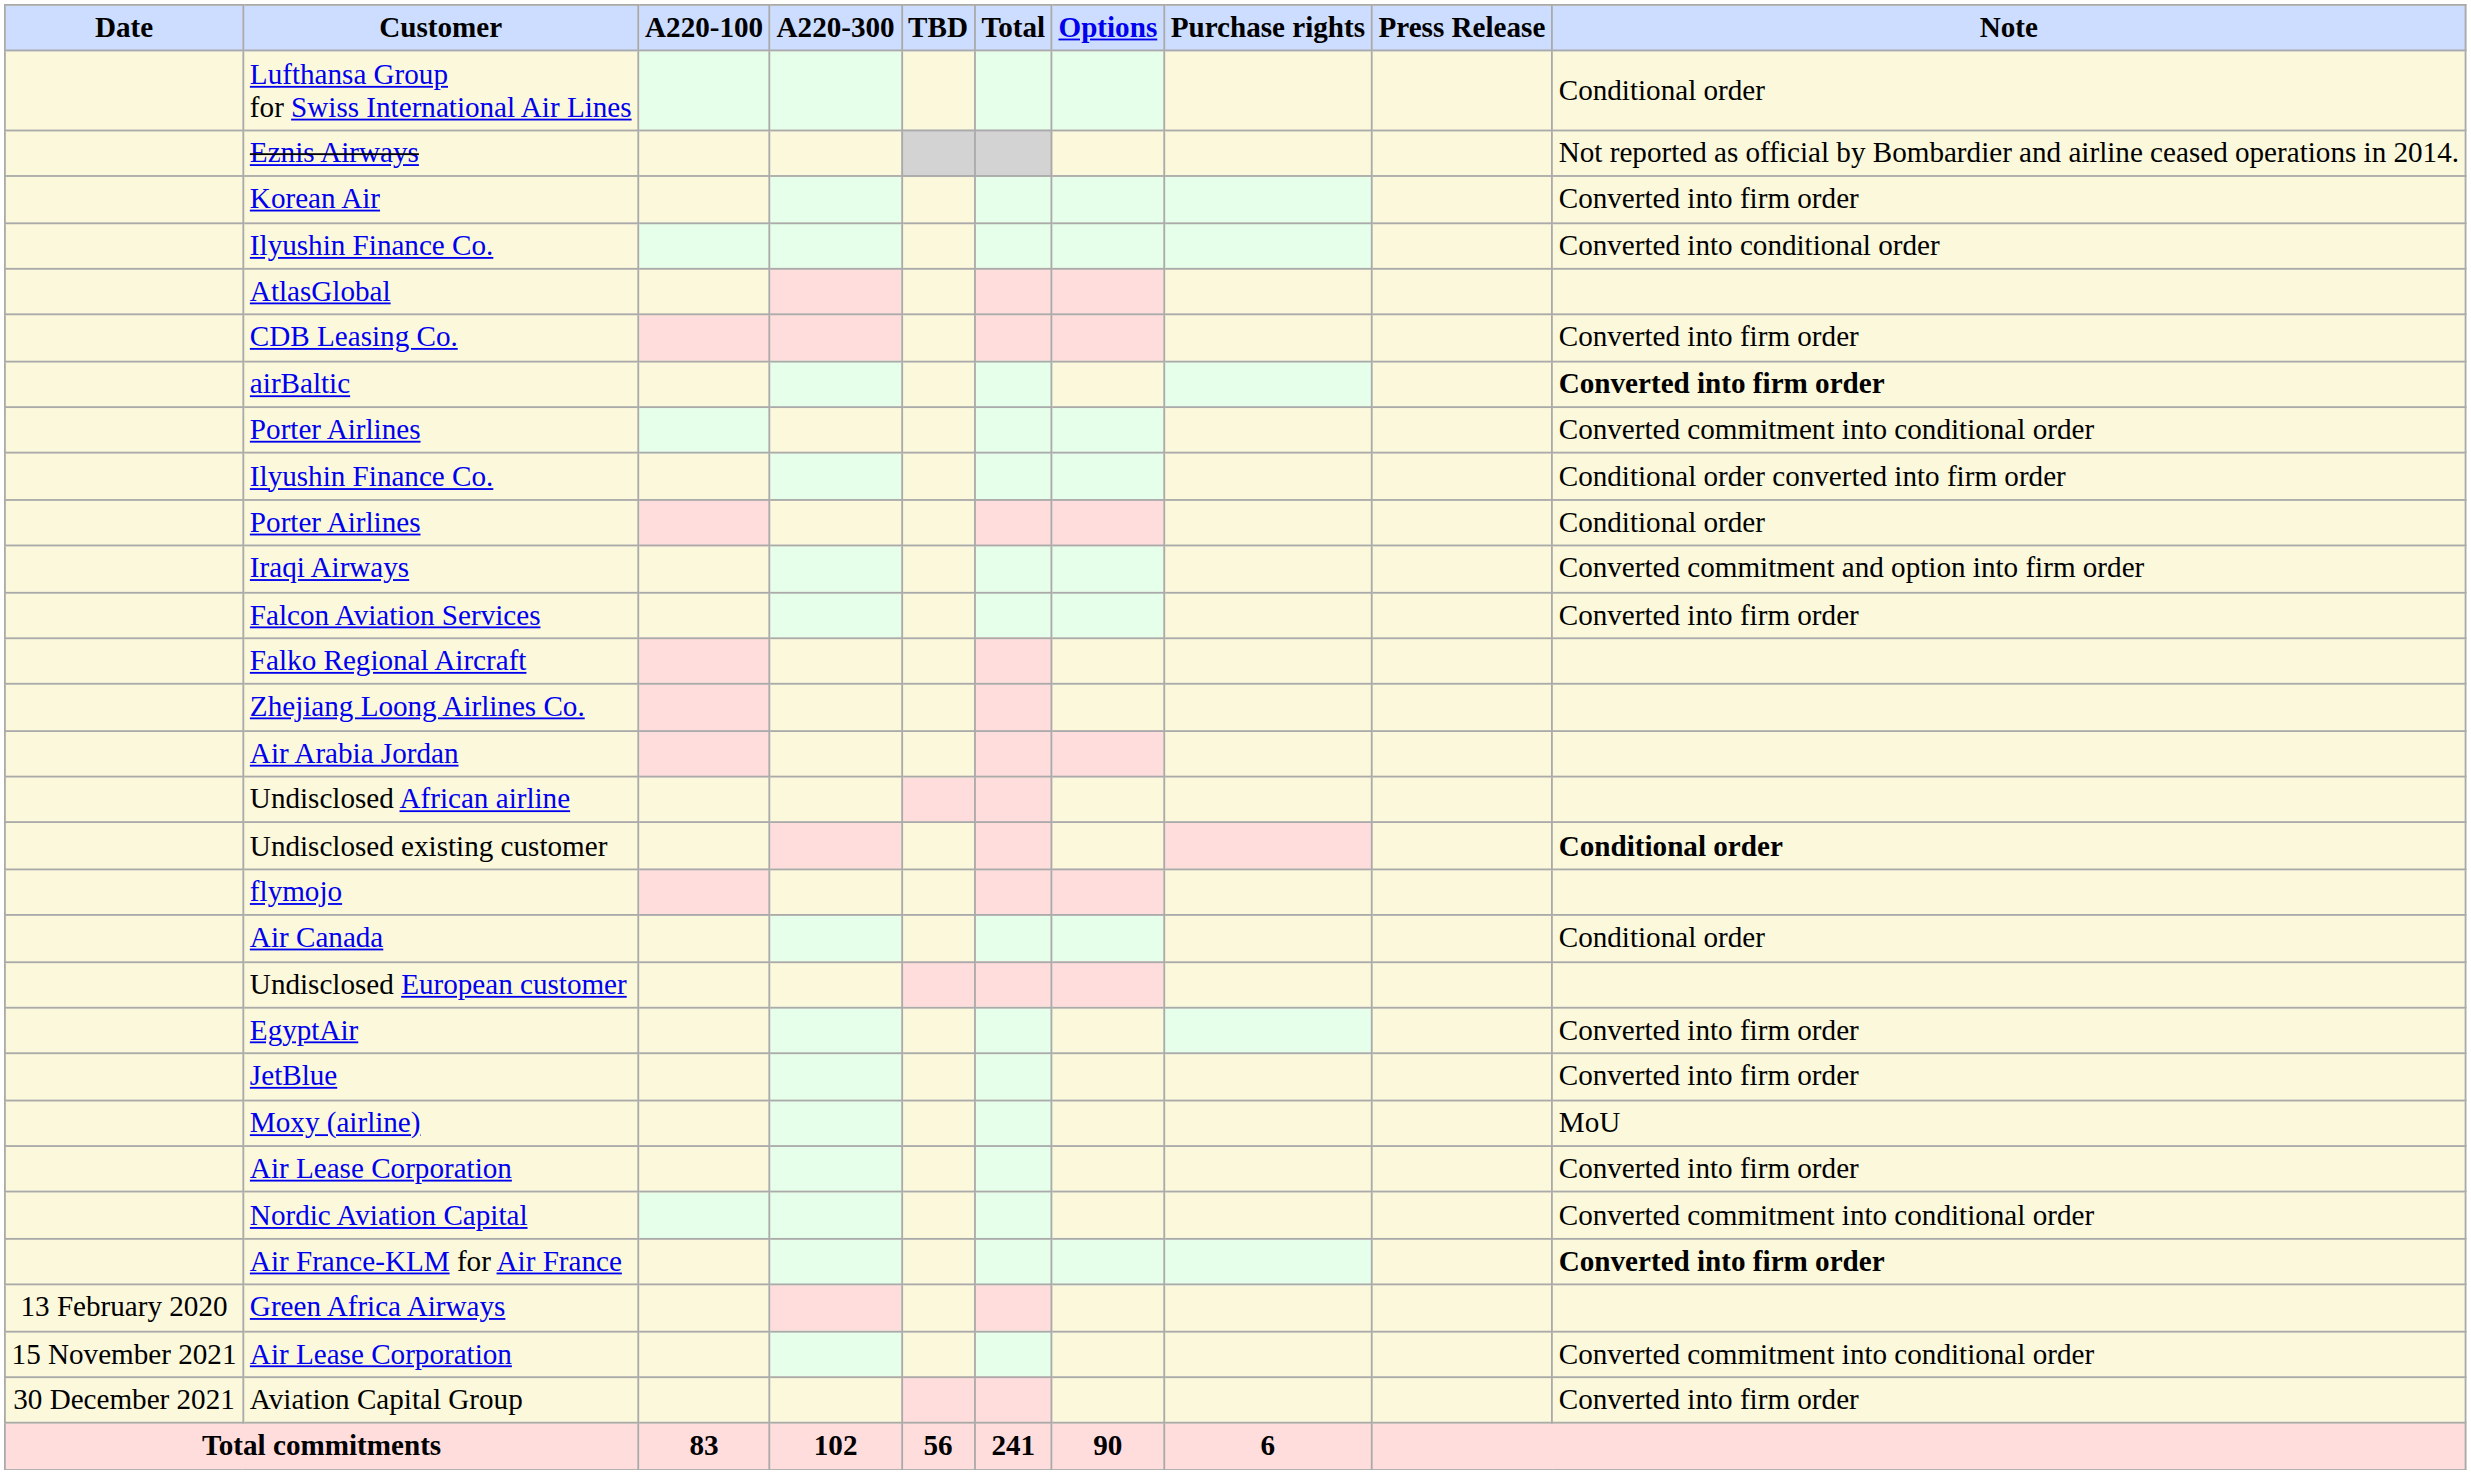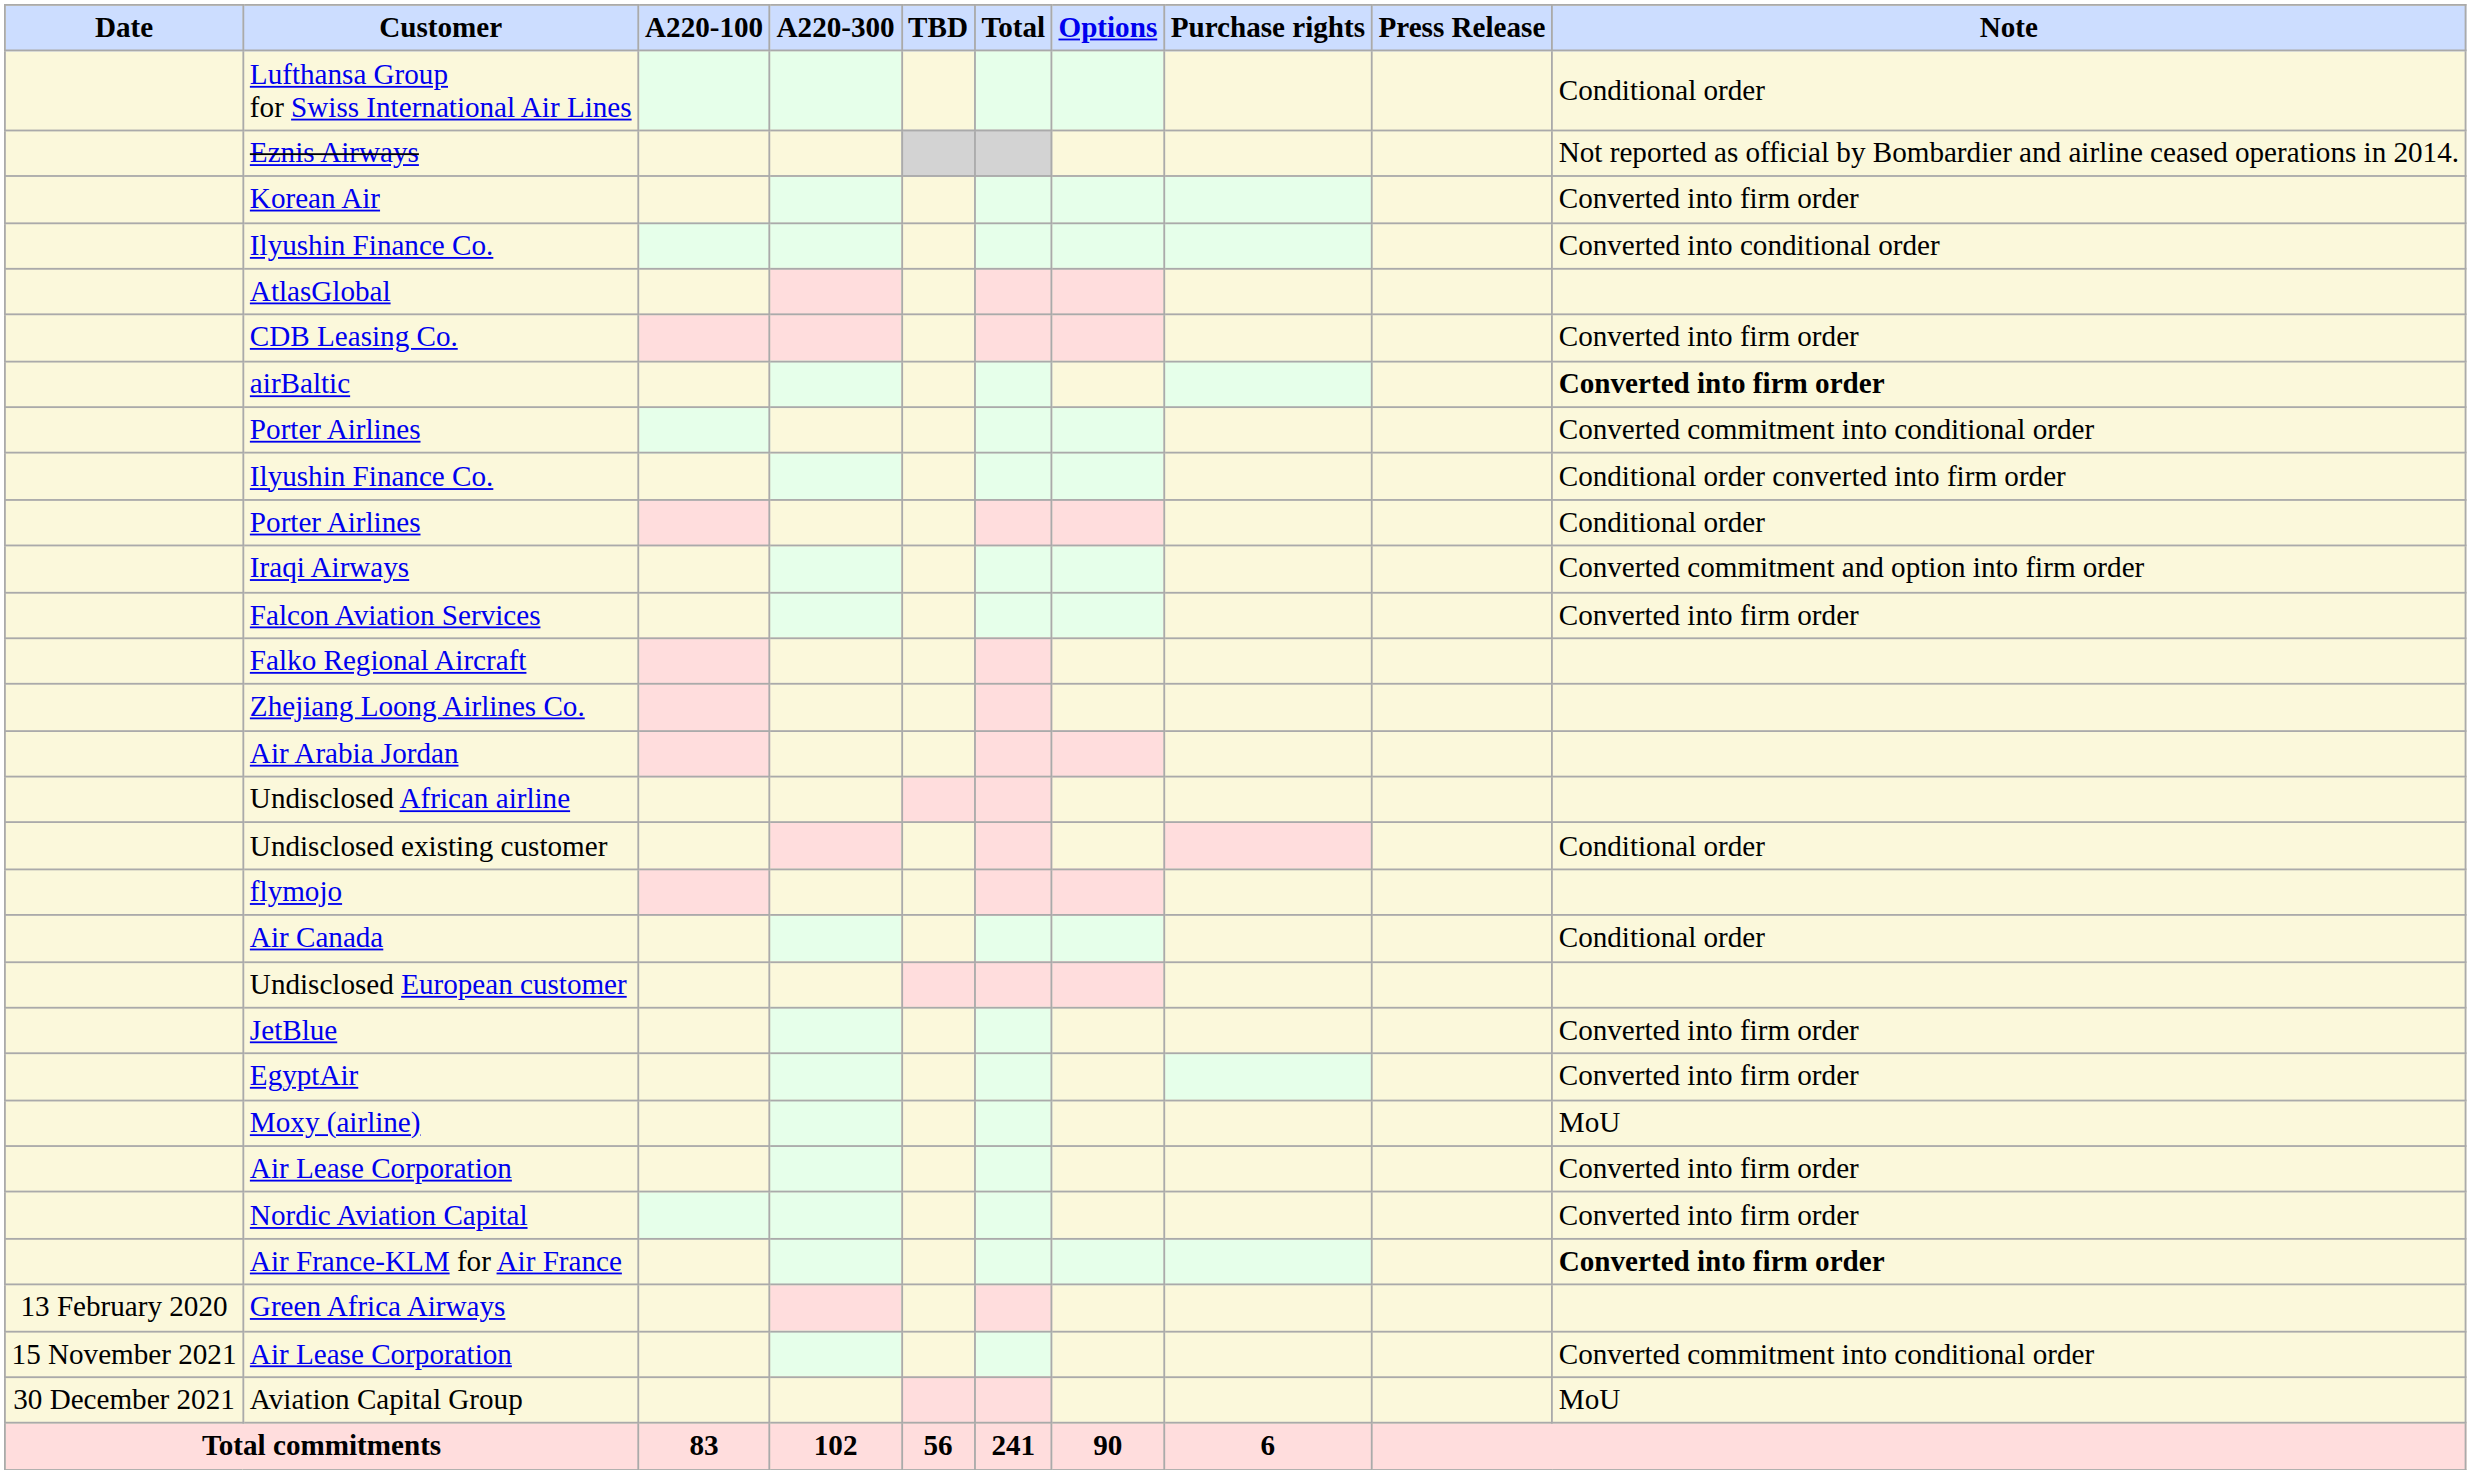(1671, 845) bold -> (1662, 845) normal
rows swapped: (124, 1031) <-> (124, 1077)
(1826, 1214) Converted commitment into conditional order -> (1709, 1214) Converted into firm order
(1709, 1399) Converted into firm order -> (1589, 1399) MoU
